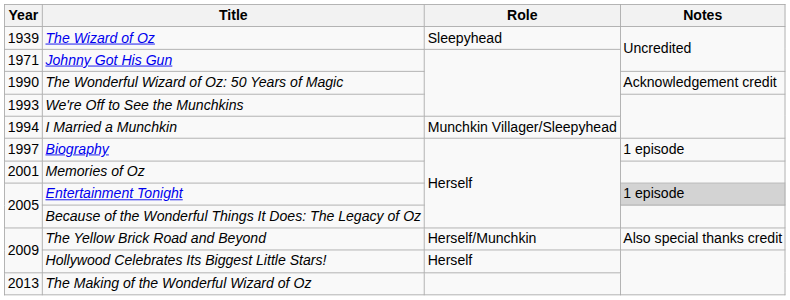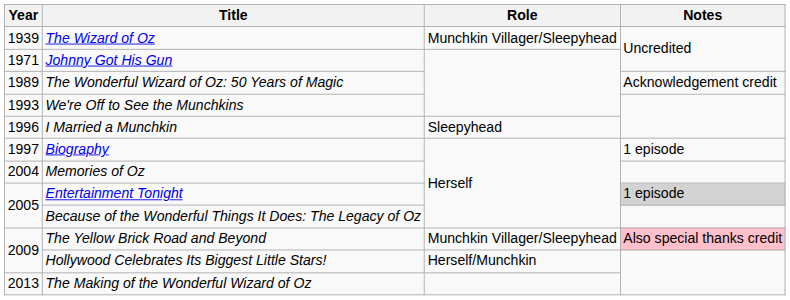(465, 37) Sleepyhead -> (522, 37) Munchkin Villager/Sleepyhead
(23, 82) 1990 -> (23, 82) 1989
(23, 127) 1994 -> (23, 127) 1996
(522, 127) Munchkin Villager/Sleepyhead -> (465, 127) Sleepyhead
(23, 171) 2001 -> (23, 171) 2004
(482, 238) Herself/Munchkin -> (522, 238) Munchkin Villager/Sleepyhead
(703, 238) no background -> (703, 238) pink background
(450, 261) Herself -> (482, 261) Herself/Munchkin
